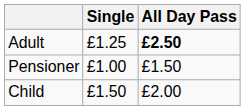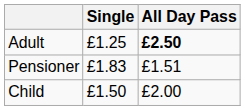(107, 67) £1.00 -> (107, 67) £1.83
(161, 67) £1.50 -> (161, 67) £1.51
